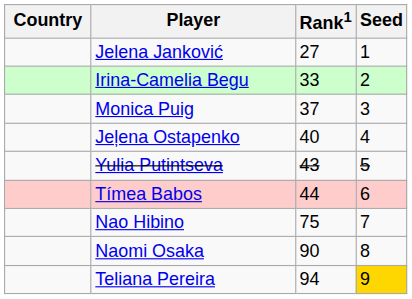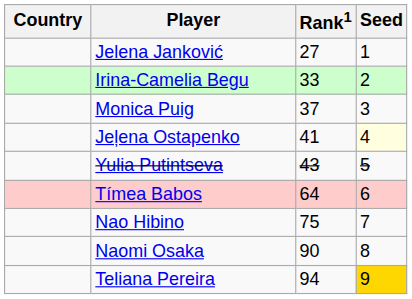(310, 137) 40 -> (310, 137) 41
(365, 137) no background -> (365, 137) lightyellow background
(310, 194) 44 -> (310, 194) 64
